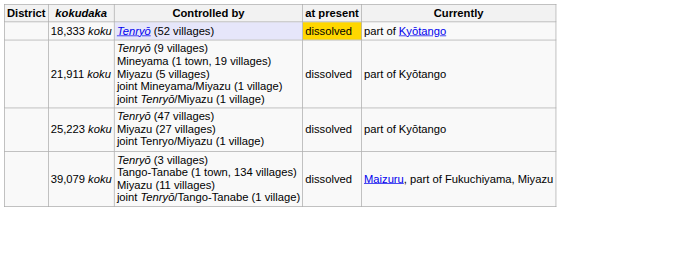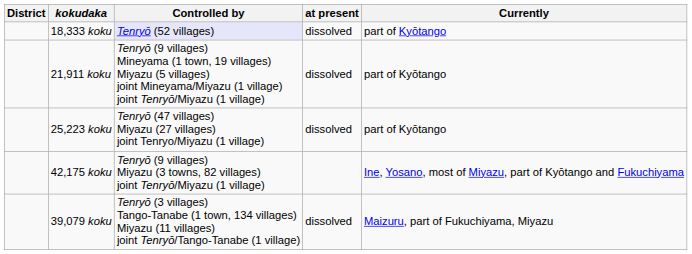(329, 31) gold background -> (329, 31) no background
+ row: (81, 172)
